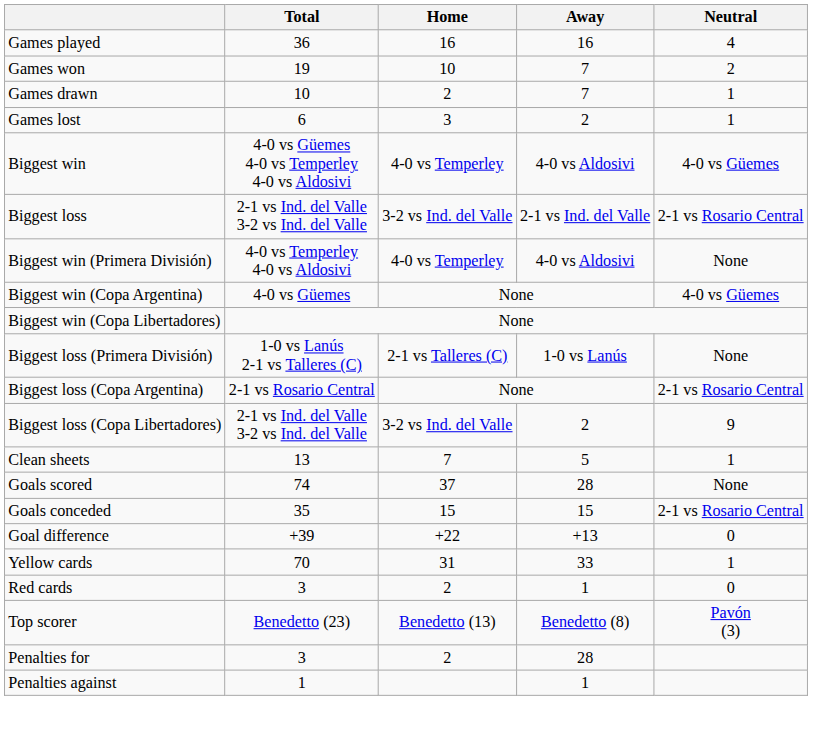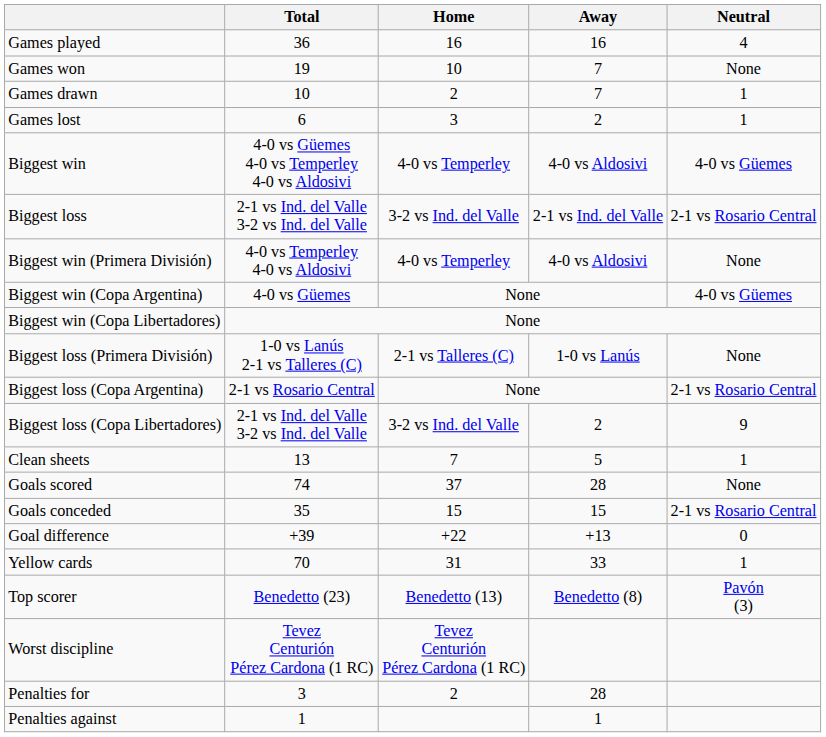(731, 68) 2 -> (744, 68) None
- row: (40, 587)
+ row: (61, 649)
